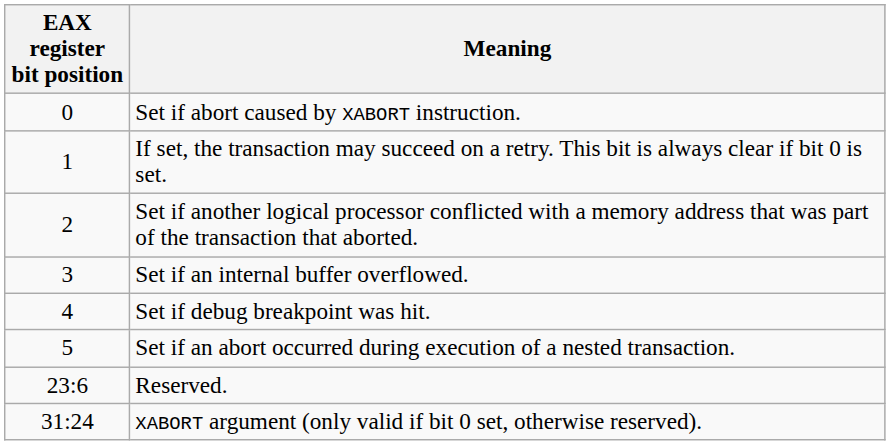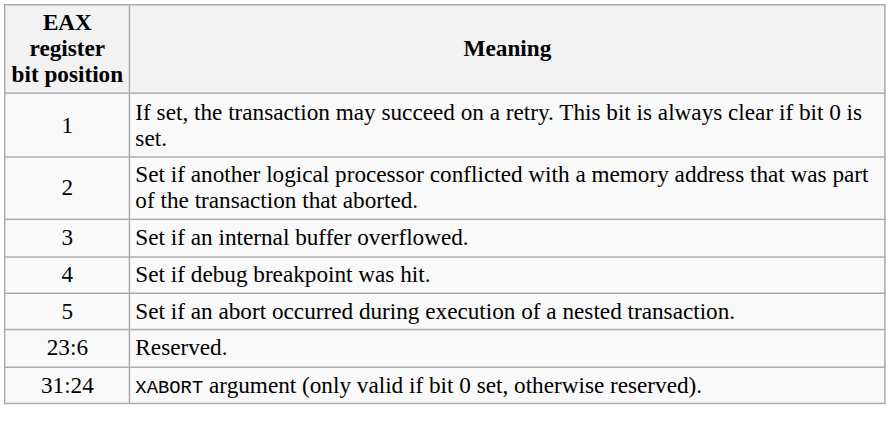- row: (328, 112)
